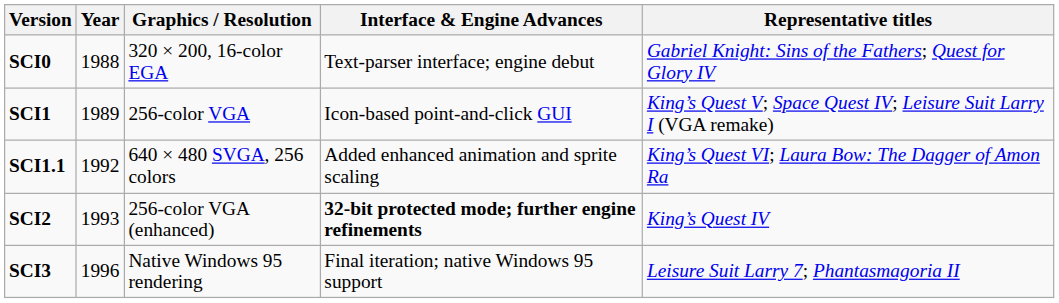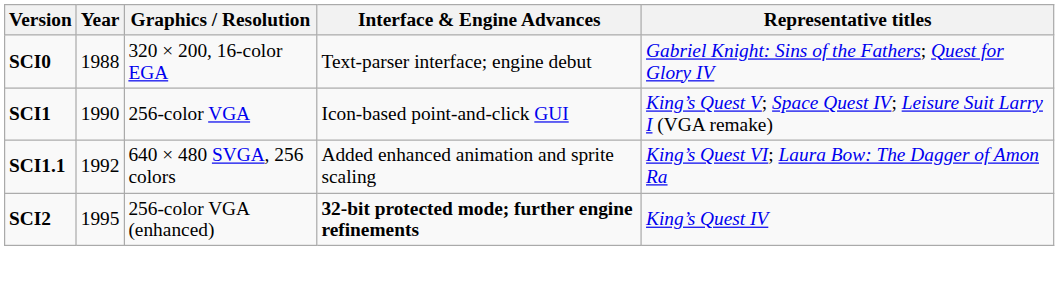(100, 113) 1989 -> (100, 113) 1990
(100, 218) 1993 -> (100, 218) 1995
- row: (30, 271)
